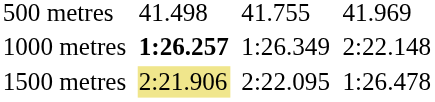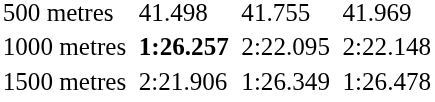(286, 47) 1:26.349 -> (286, 47) 2:22.095
(183, 81) khaki background -> (183, 81) no background
(286, 81) 2:22.095 -> (286, 81) 1:26.349
